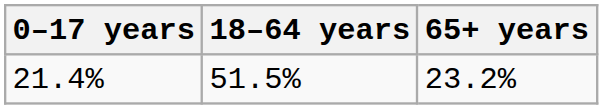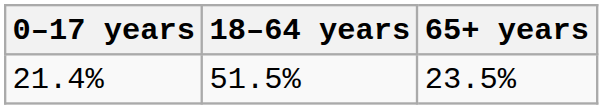(470, 80) 23.2% -> (470, 80) 23.5%
